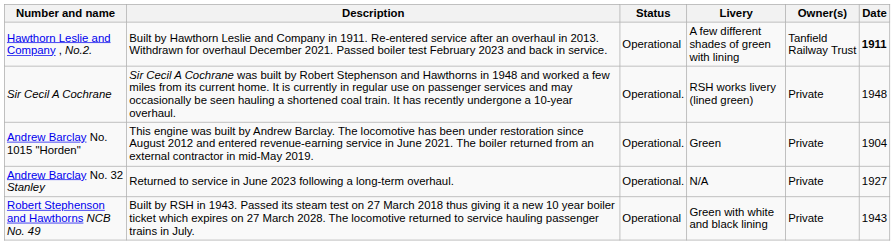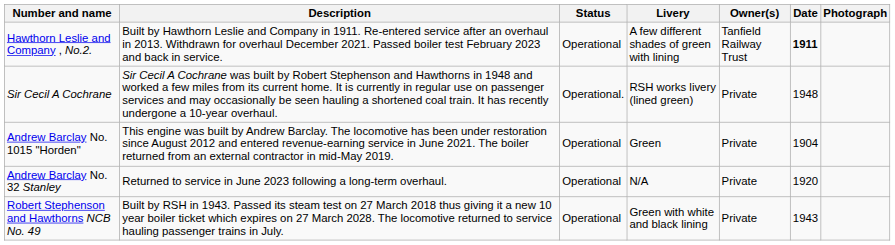+ column: (855, 13)
(653, 144) Operational. -> (592, 144) Operational
(653, 181) Operational. -> (592, 181) Operational
(874, 181) 1927 -> (805, 181) 1920
